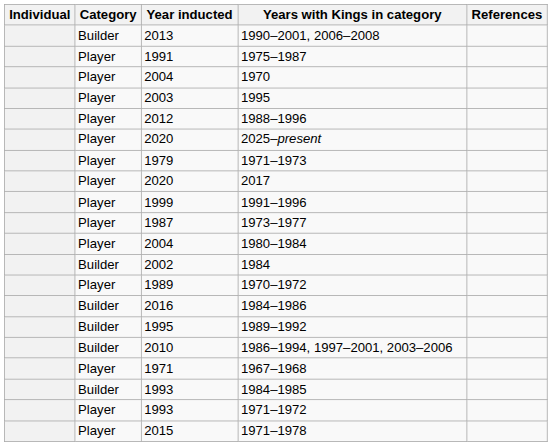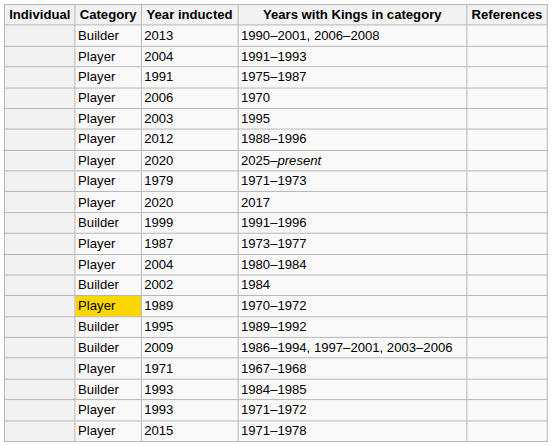+ row: (274, 56)
(159, 77) 2004 -> (159, 98) 2006
(97, 202) Player -> (99, 222) Builder
(97, 285) no background -> (97, 306) gold background
- row: (274, 306)
(159, 347) 2010 -> (159, 347) 2009
